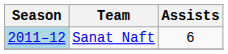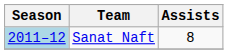(190, 38) 6 -> (190, 38) 8
